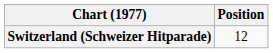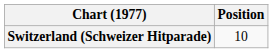(241, 36) 12 -> (241, 36) 10
